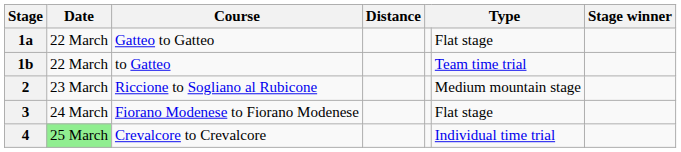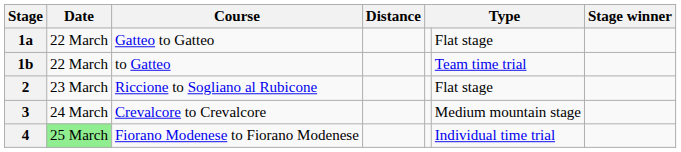(508, 87) Medium mountain stage -> (464, 87) Flat stage
(237, 111) Fiorano Modenese to Fiorano Modenese -> (191, 111) Crevalcore to Crevalcore
(464, 111) Flat stage -> (508, 111) Medium mountain stage
(191, 135) Crevalcore to Crevalcore -> (237, 135) Fiorano Modenese to Fiorano Modenese
